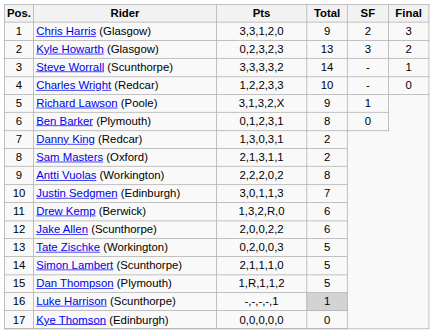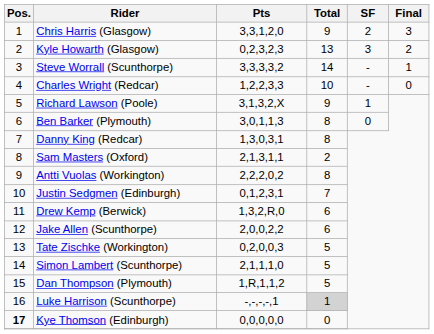(262, 121) 0,1,2,3,1 -> (262, 121) 3,0,1,1,3
(327, 139) 2 -> (327, 139) 8
(262, 193) 3,0,1,1,3 -> (262, 193) 0,1,2,3,1
(19, 319) normal -> (19, 319) bold
